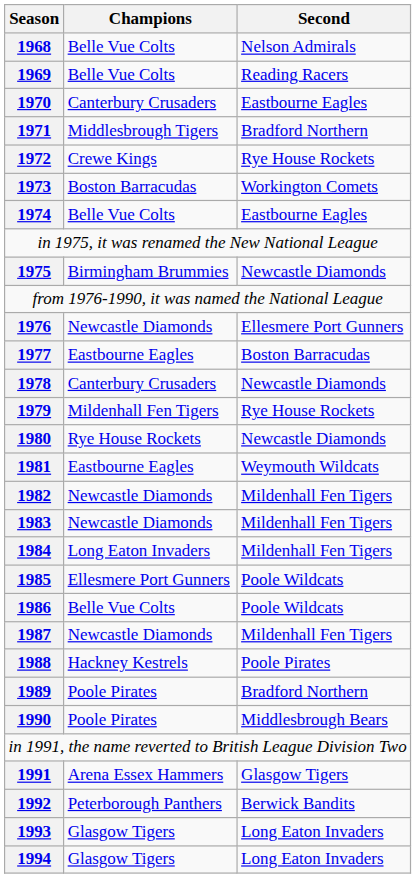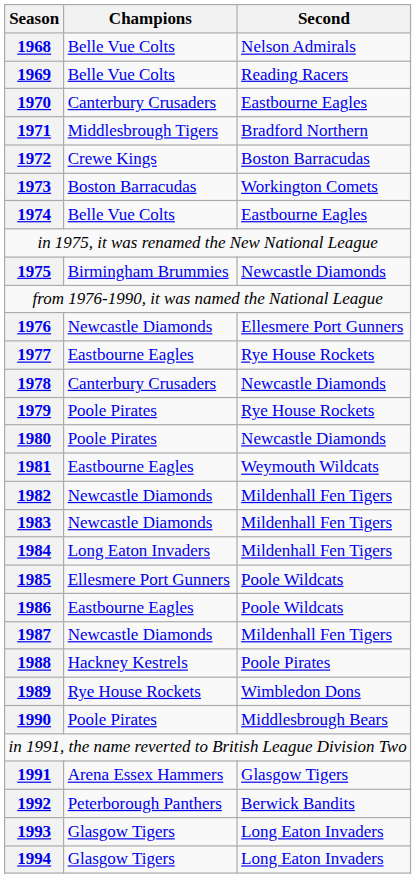(308, 159) Rye House Rockets -> (305, 159) Boston Barracudas
(305, 355) Boston Barracudas -> (308, 355) Rye House Rockets
(143, 411) Mildenhall Fen Tigers -> (112, 411) Poole Pirates
(134, 439) Rye House Rockets -> (112, 439) Poole Pirates
(121, 607) Belle Vue Colts -> (131, 607) Eastbourne Eagles
(112, 691) Poole Pirates -> (134, 691) Rye House Rockets
(305, 691) Bradford Northern -> (301, 691) Wimbledon Dons
